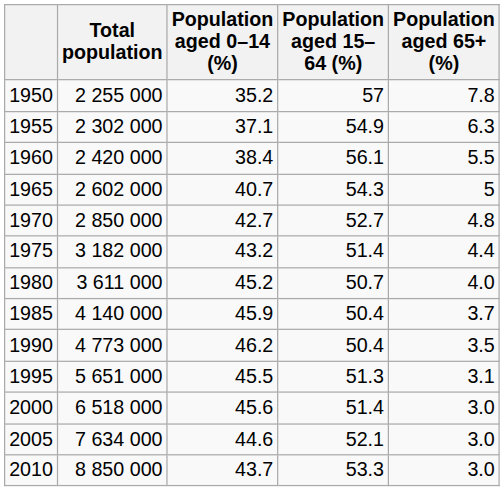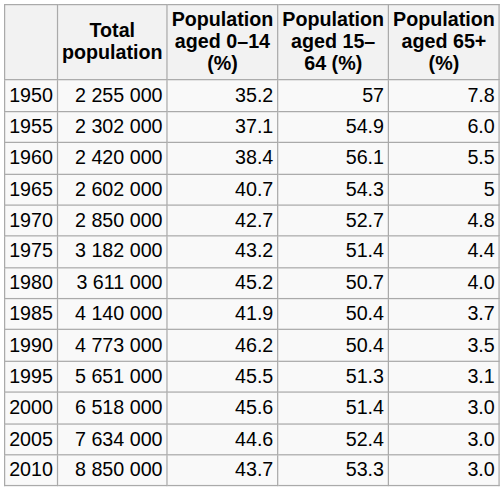(481, 126) 6.3 -> (481, 126) 6.0
(254, 314) 45.9 -> (254, 314) 41.9
(365, 438) 52.1 -> (365, 438) 52.4
